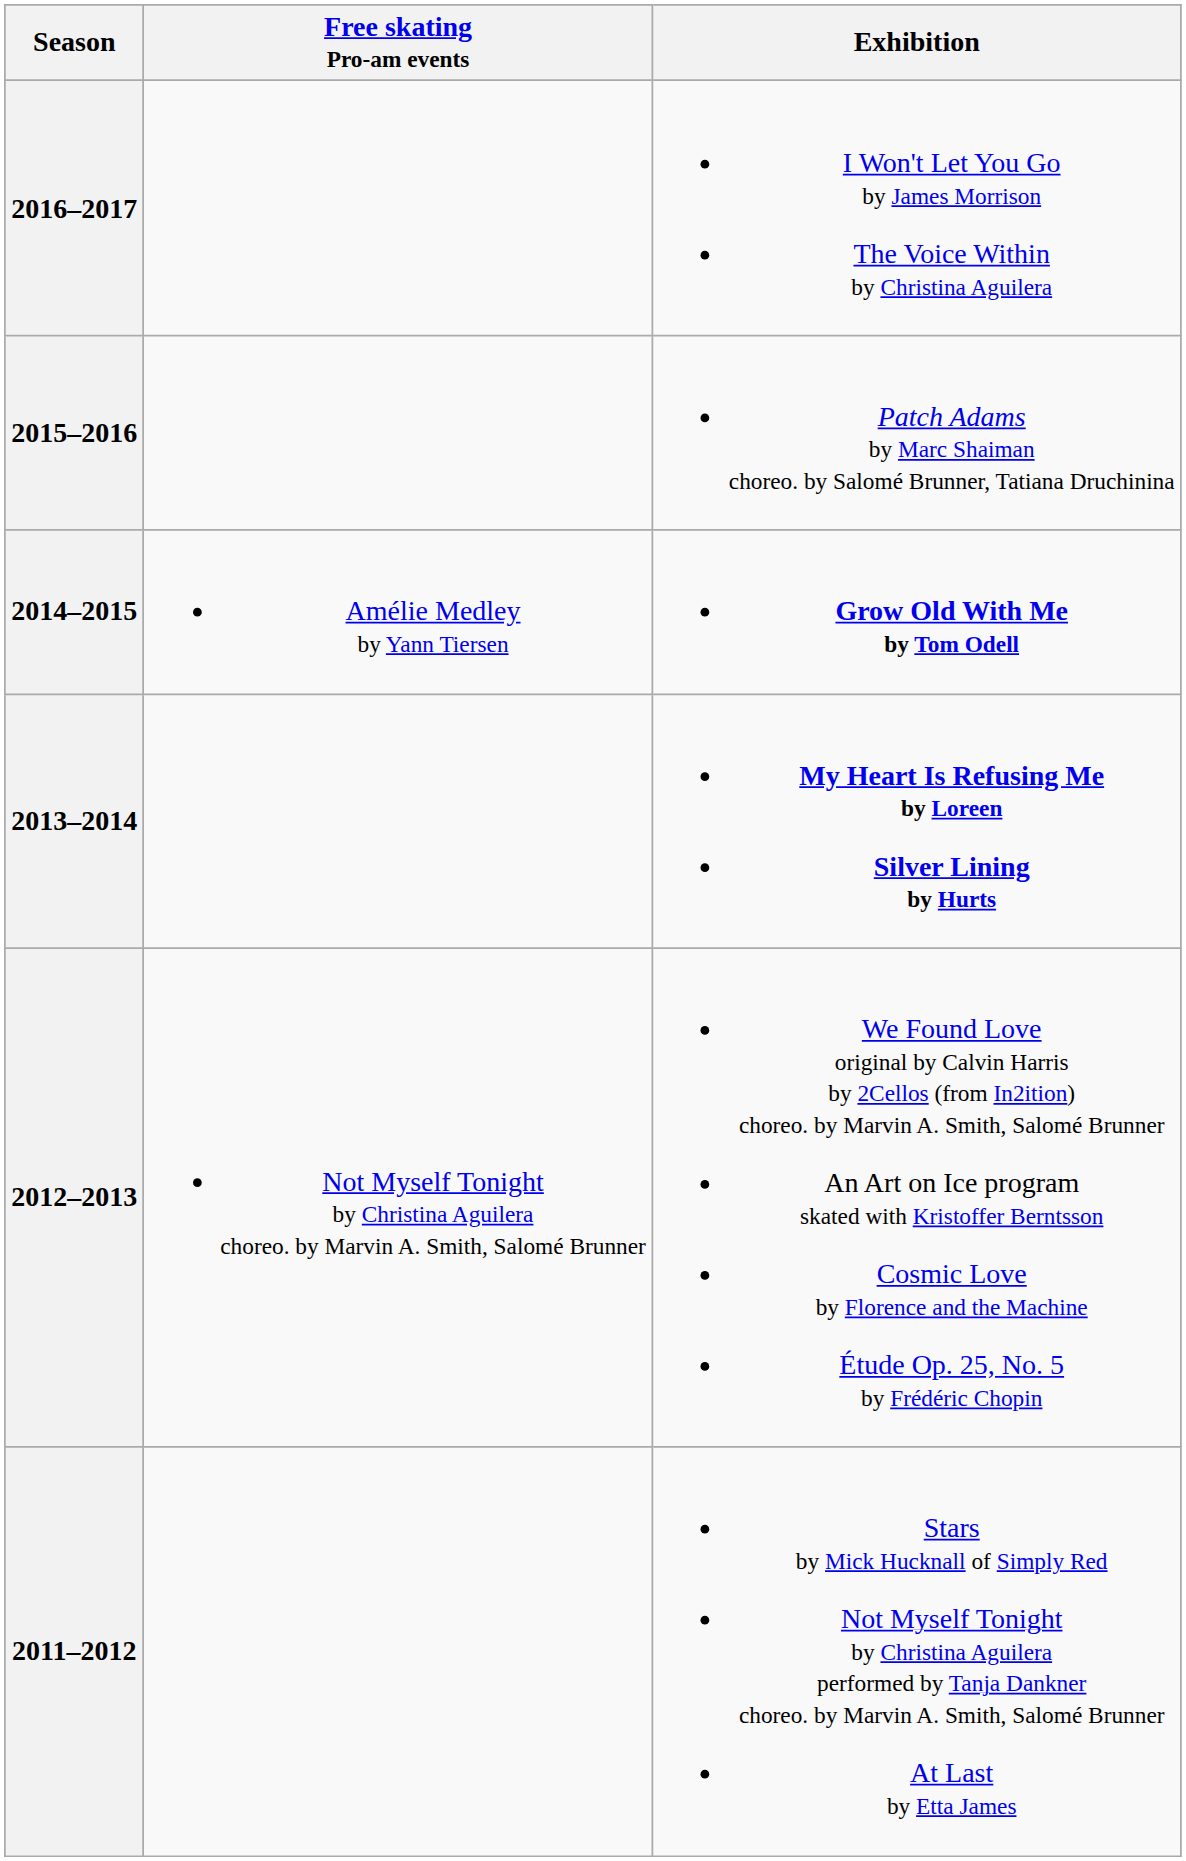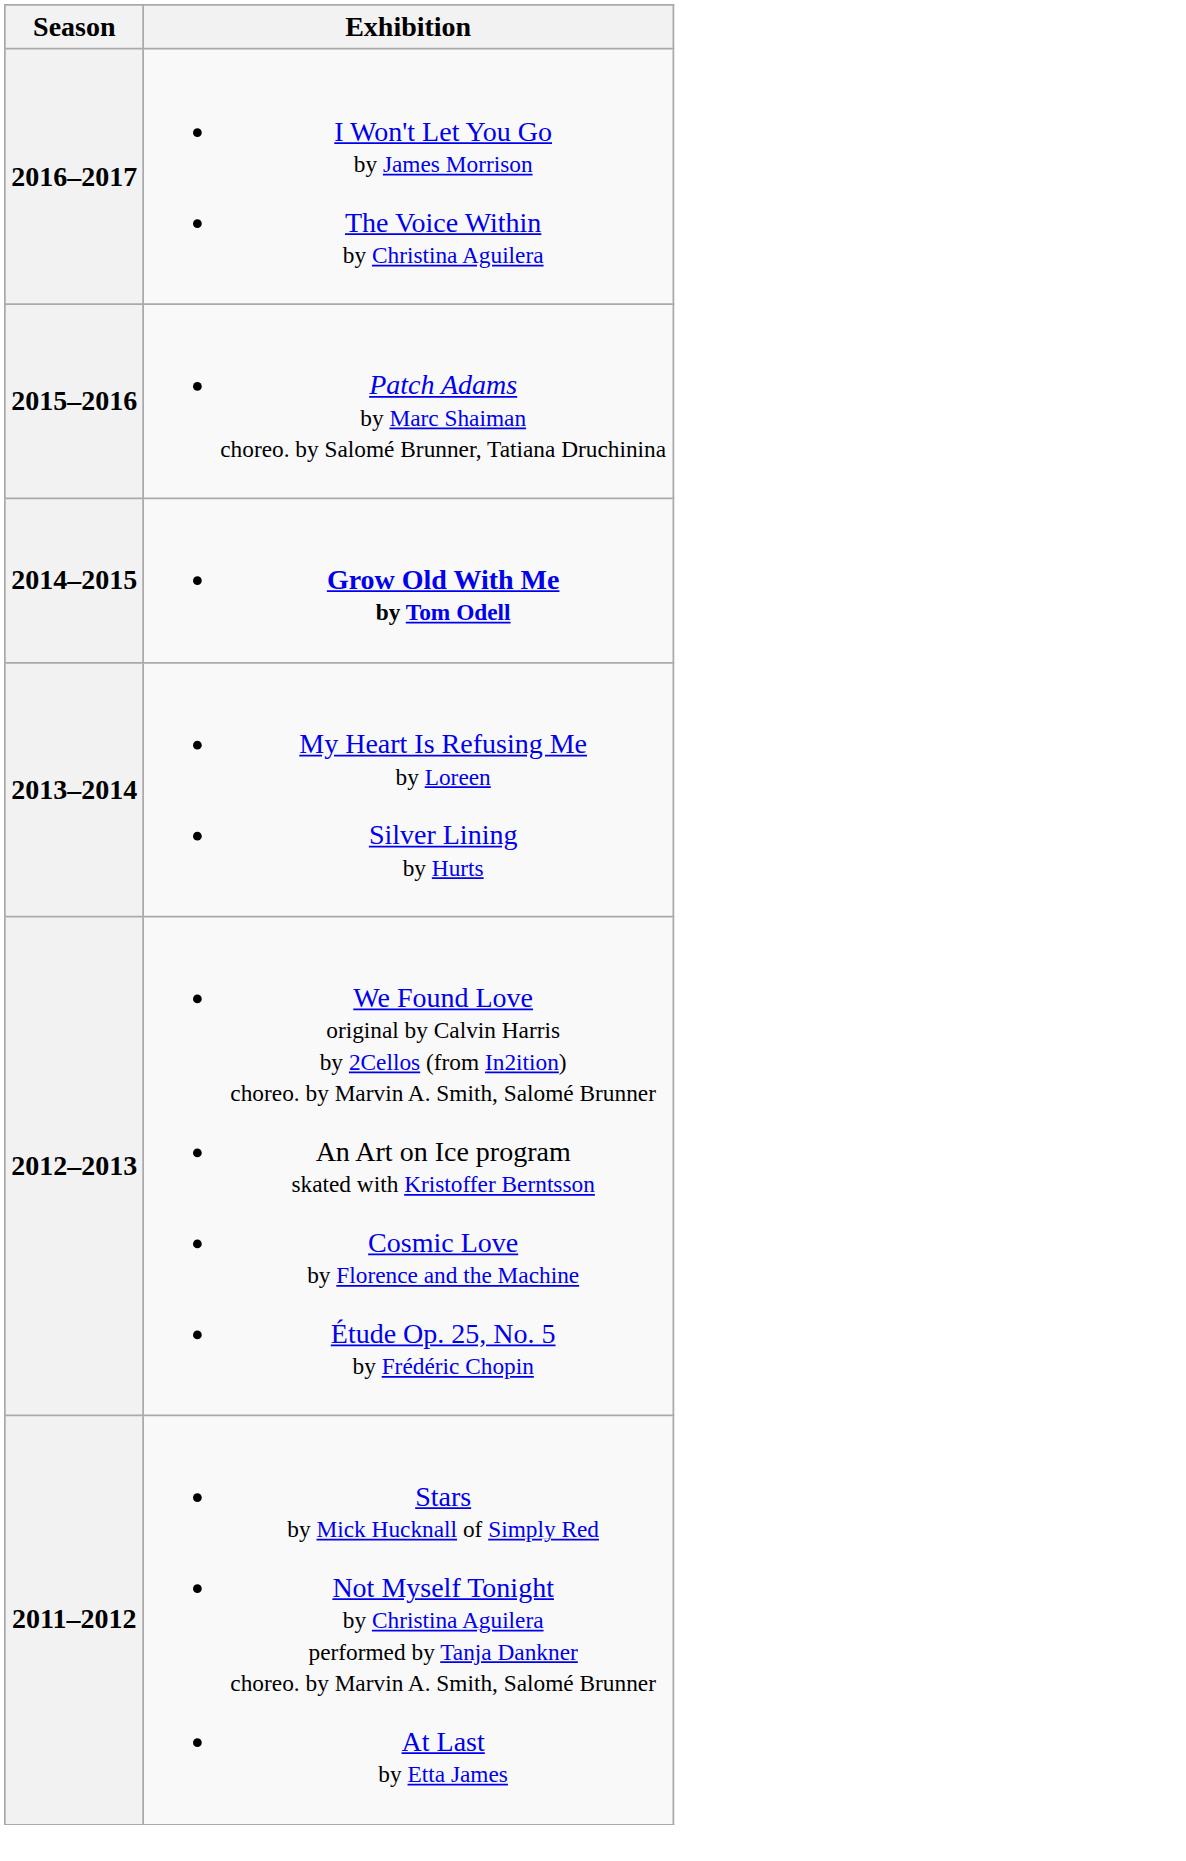- column: (398, 42)
(917, 836) bold -> (408, 805) normal
